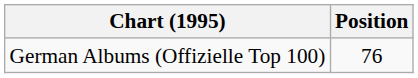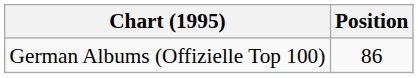(372, 55) 76 -> (372, 55) 86
